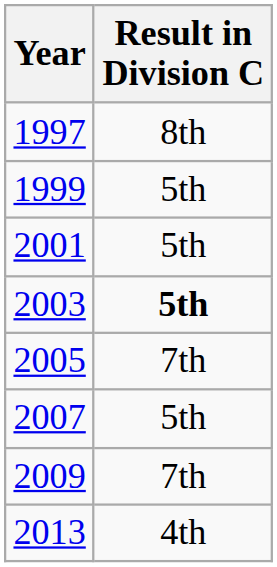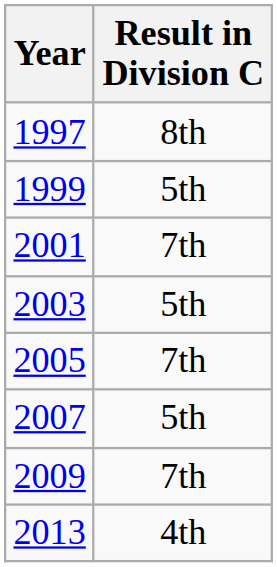(183, 245) 5th -> (183, 245) 7th
(183, 303) bold -> (183, 303) normal
